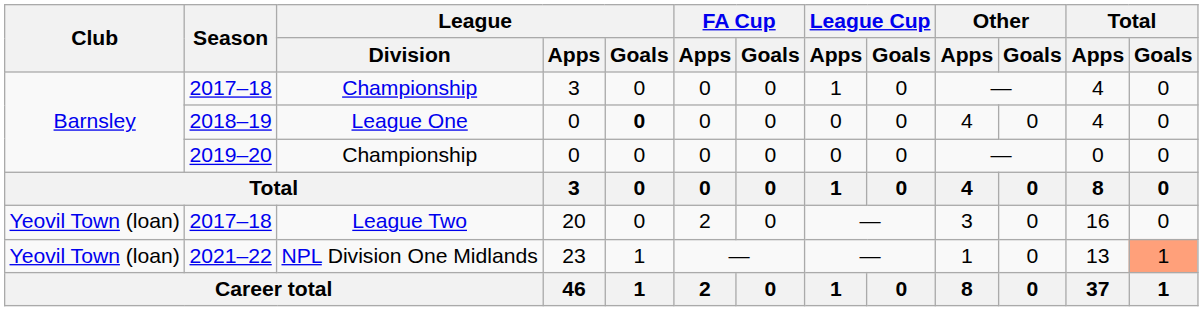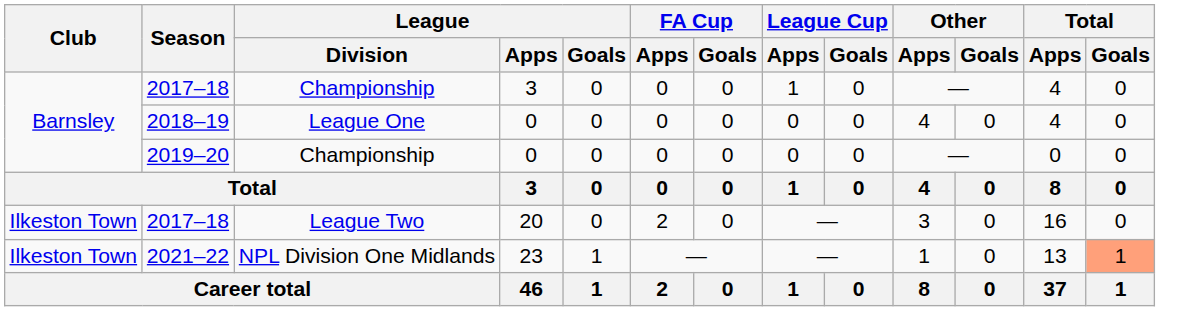(639, 121) bold -> (597, 121) normal
(95, 222) Yeovil Town (loan) -> (73, 222) Ilkeston Town
(95, 255) Yeovil Town (loan) -> (73, 255) Ilkeston Town
